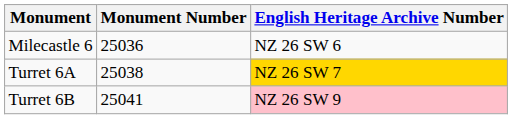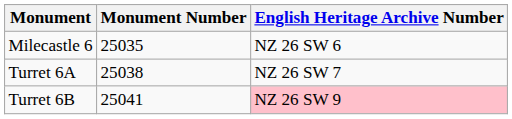(122, 45) 25036 -> (122, 45) 25035
(298, 72) gold background -> (298, 72) no background
